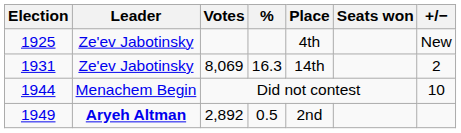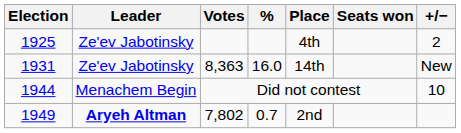(436, 41) New -> (436, 41) 2
(224, 66) 8,069 -> (224, 66) 8,363
(267, 66) 16.3 -> (267, 66) 16.0
(436, 66) 2 -> (436, 66) New
(224, 115) 2,892 -> (224, 115) 7,802
(267, 115) 0.5 -> (267, 115) 0.7
